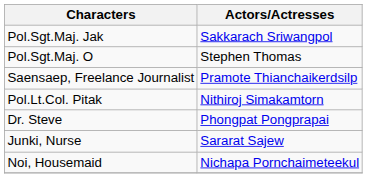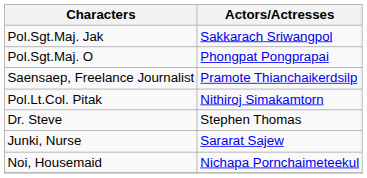(251, 57) Stephen Thomas -> (265, 57) Phongpat Pongprapai
(265, 120) Phongpat Pongprapai -> (251, 120) Stephen Thomas
